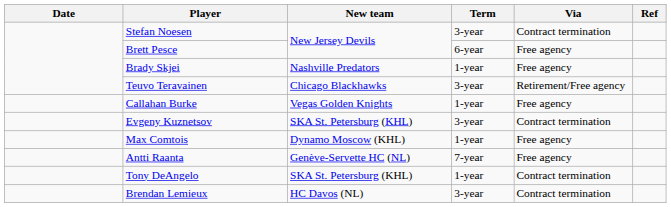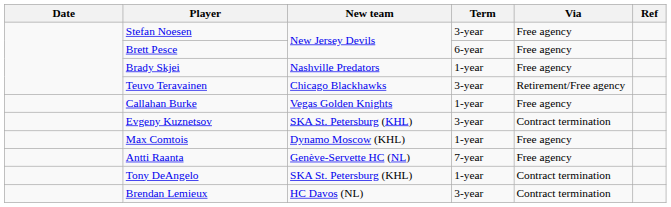(564, 31) Contract termination -> (544, 31) Free agency
